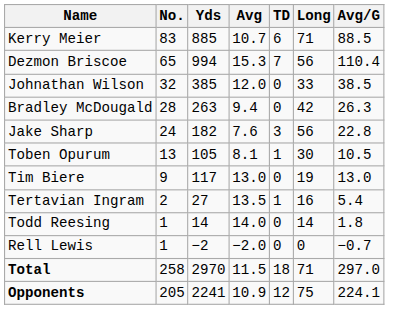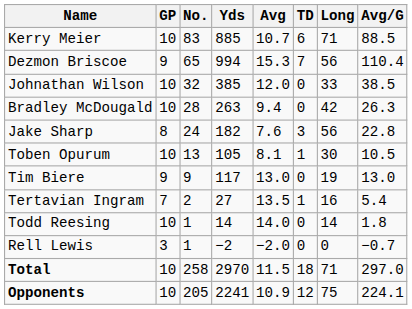+ column: (168, 16)
